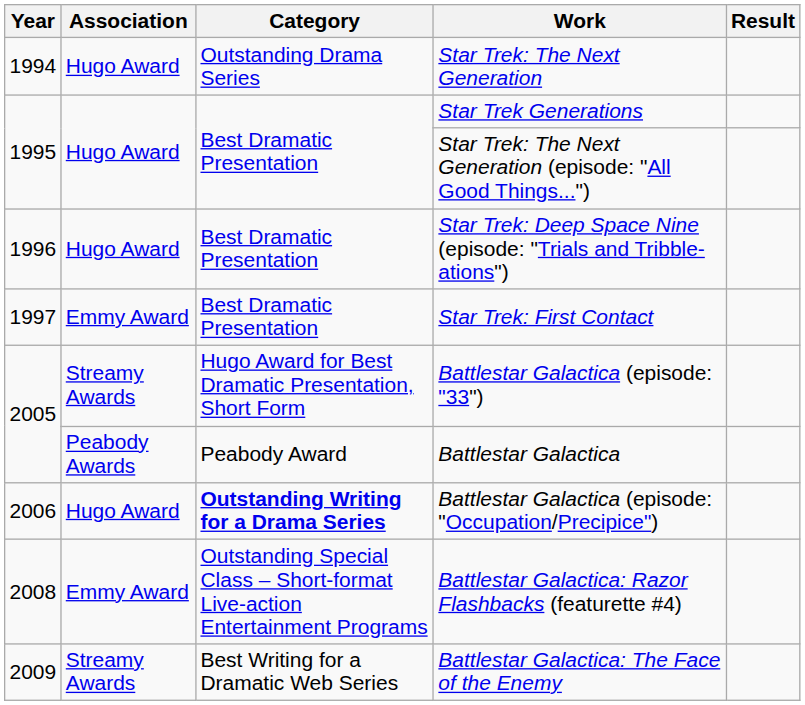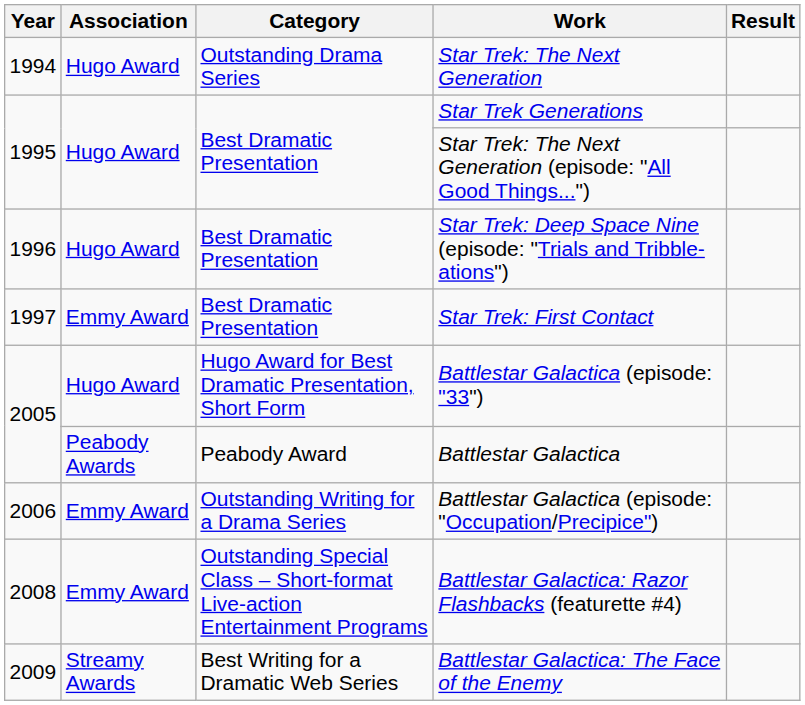(105, 385) Streamy Awards -> (123, 385) Hugo Award
(123, 511) Hugo Award -> (127, 511) Emmy Award
(301, 511) bold -> (307, 511) normal
